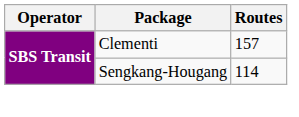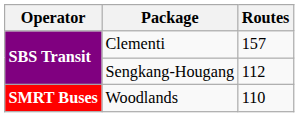(247, 70) 114 -> (254, 70) 112
+ row: (142, 97)
